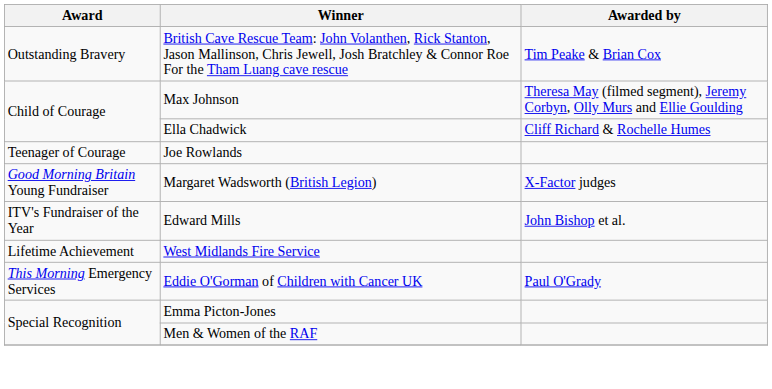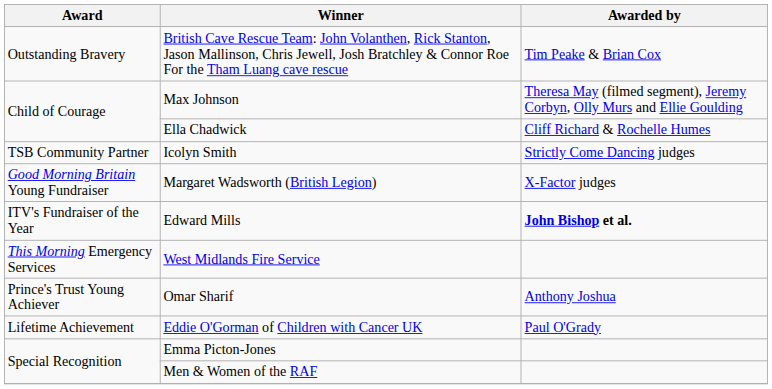- row: (203, 152)
+ row: (200, 152)
(575, 220) normal -> (578, 220) bold
(71, 251) Lifetime Achievement -> (80, 259) This Morning Emergency Services
+ row: (198, 297)
(80, 281) This Morning Emergency Services -> (71, 327) Lifetime Achievement
